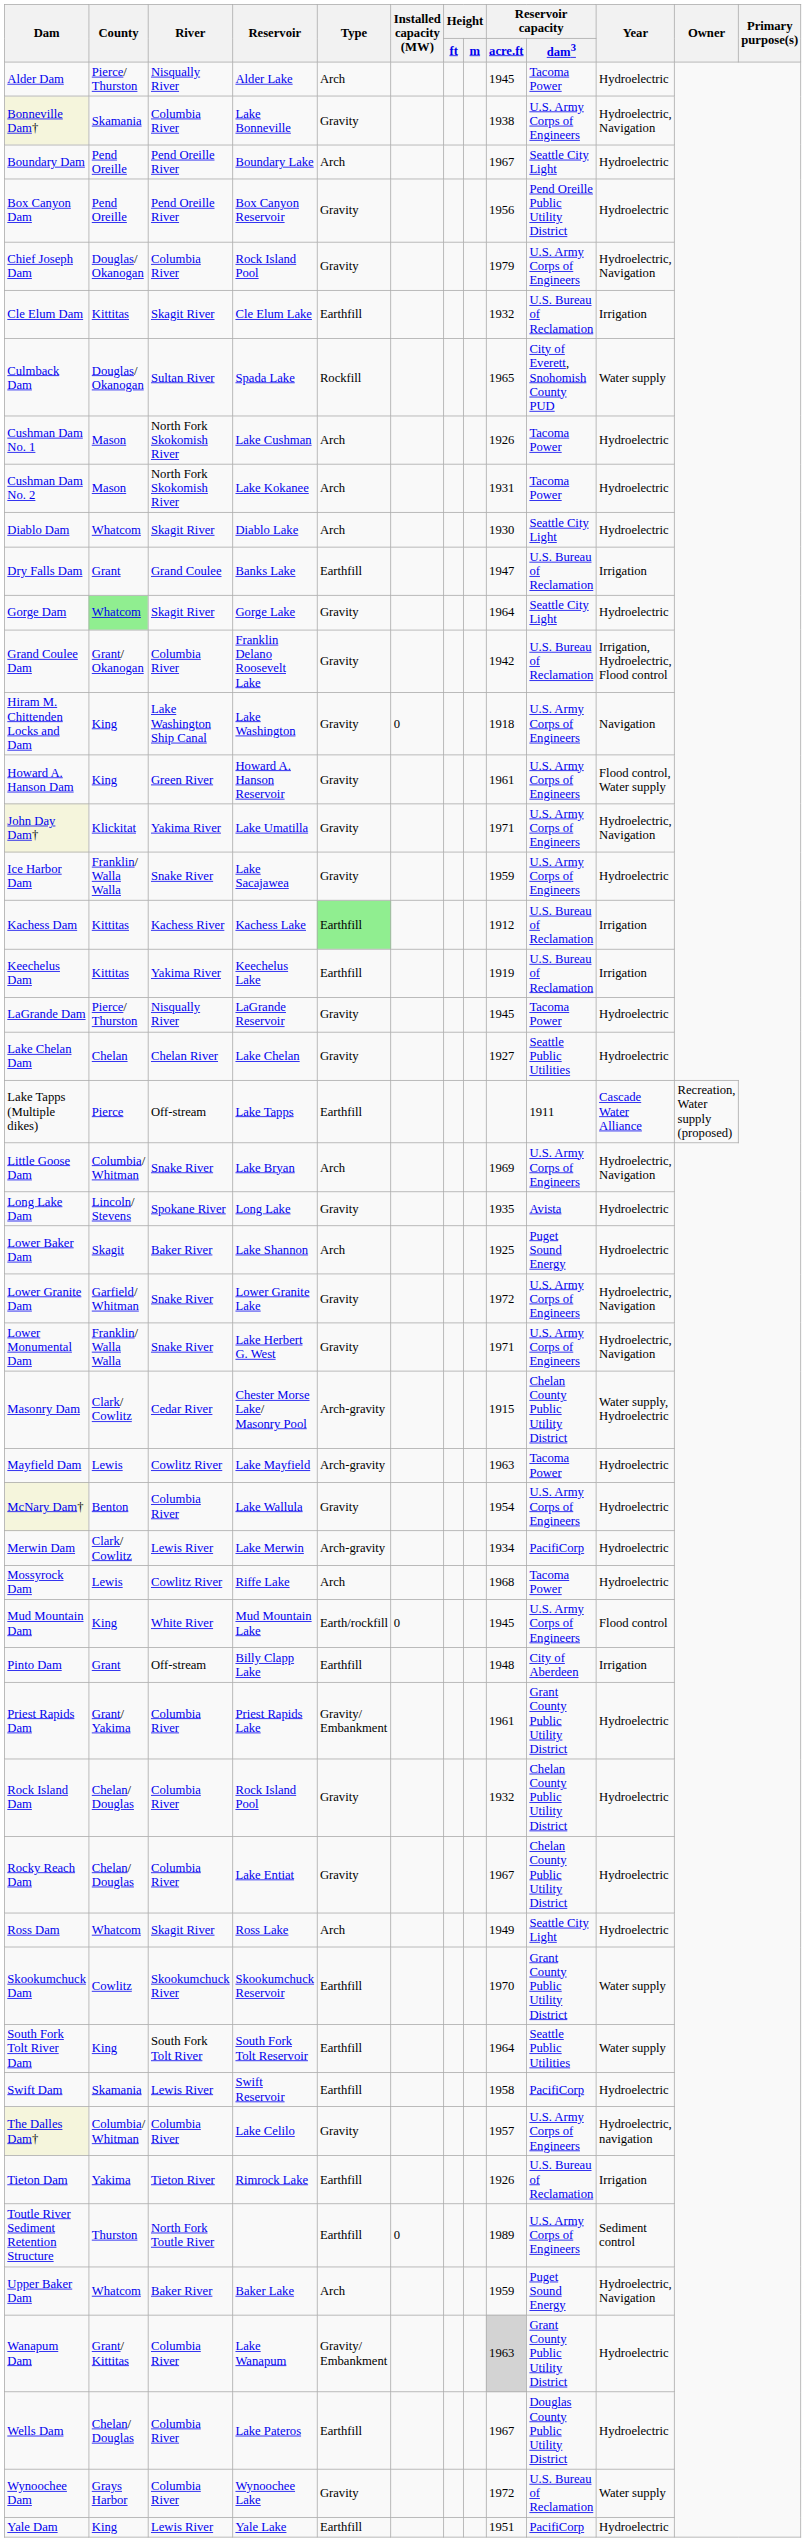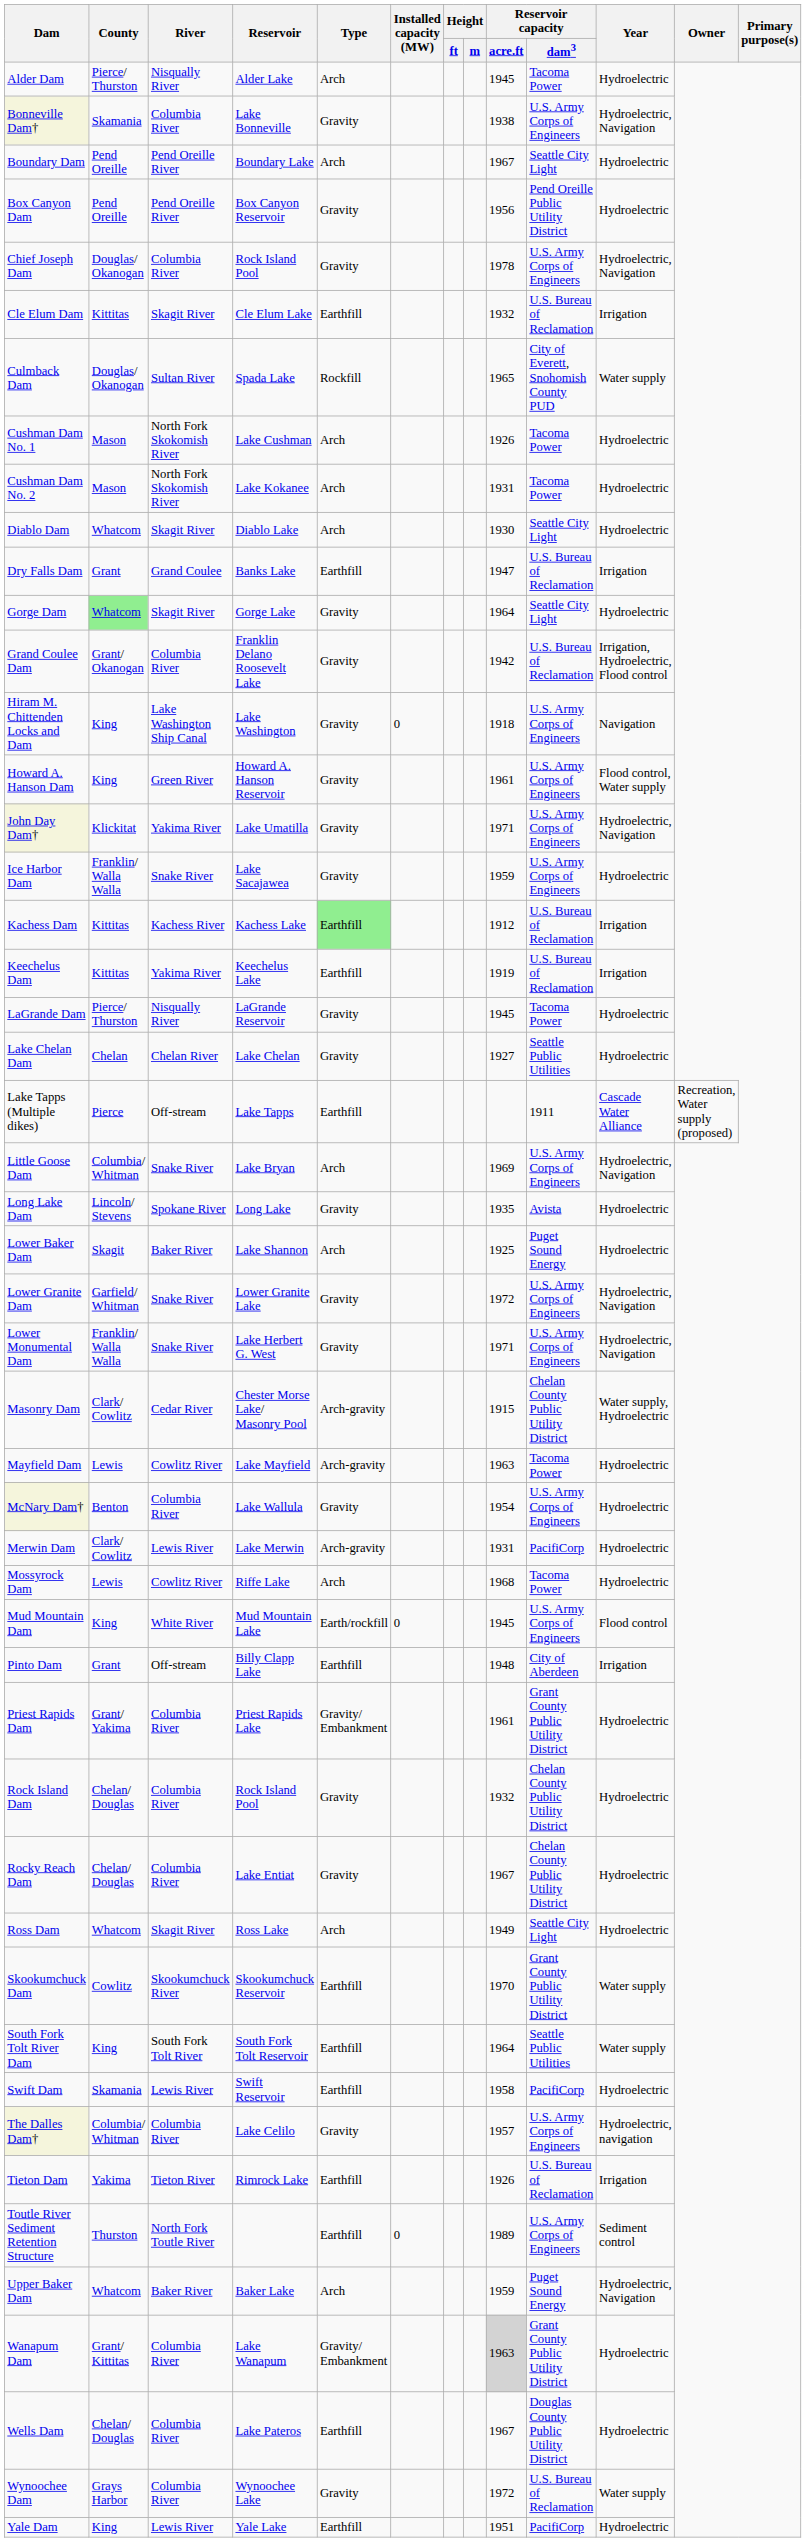(502, 266) 1979 -> (502, 266) 1978
(502, 1548) 1934 -> (502, 1548) 1931
